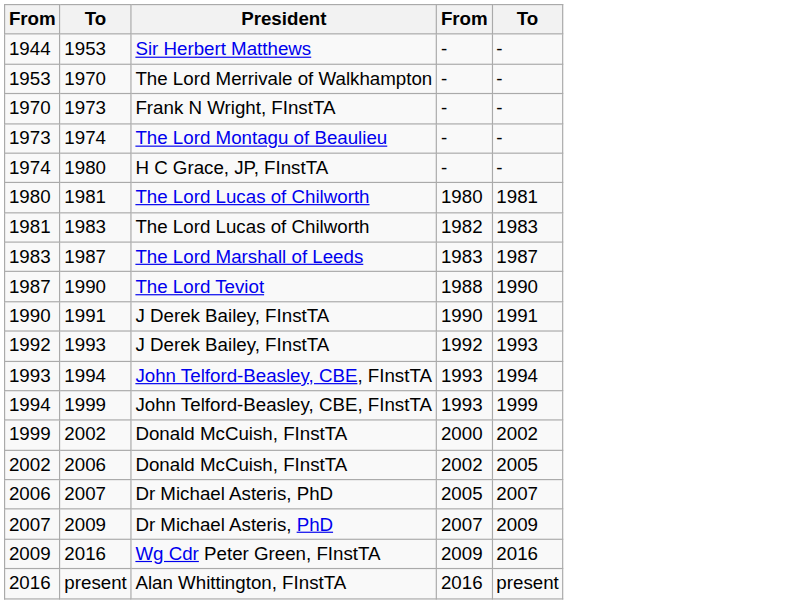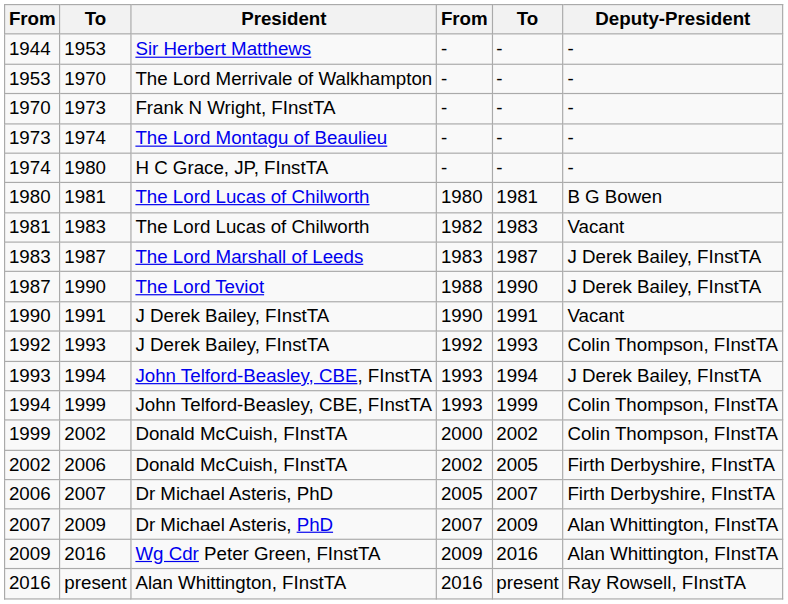+ column: (673, 19)
